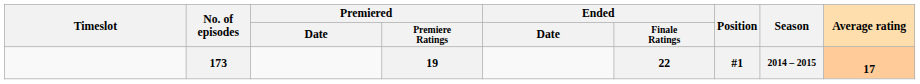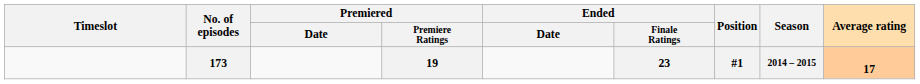(664, 62) 22 -> (664, 62) 23
